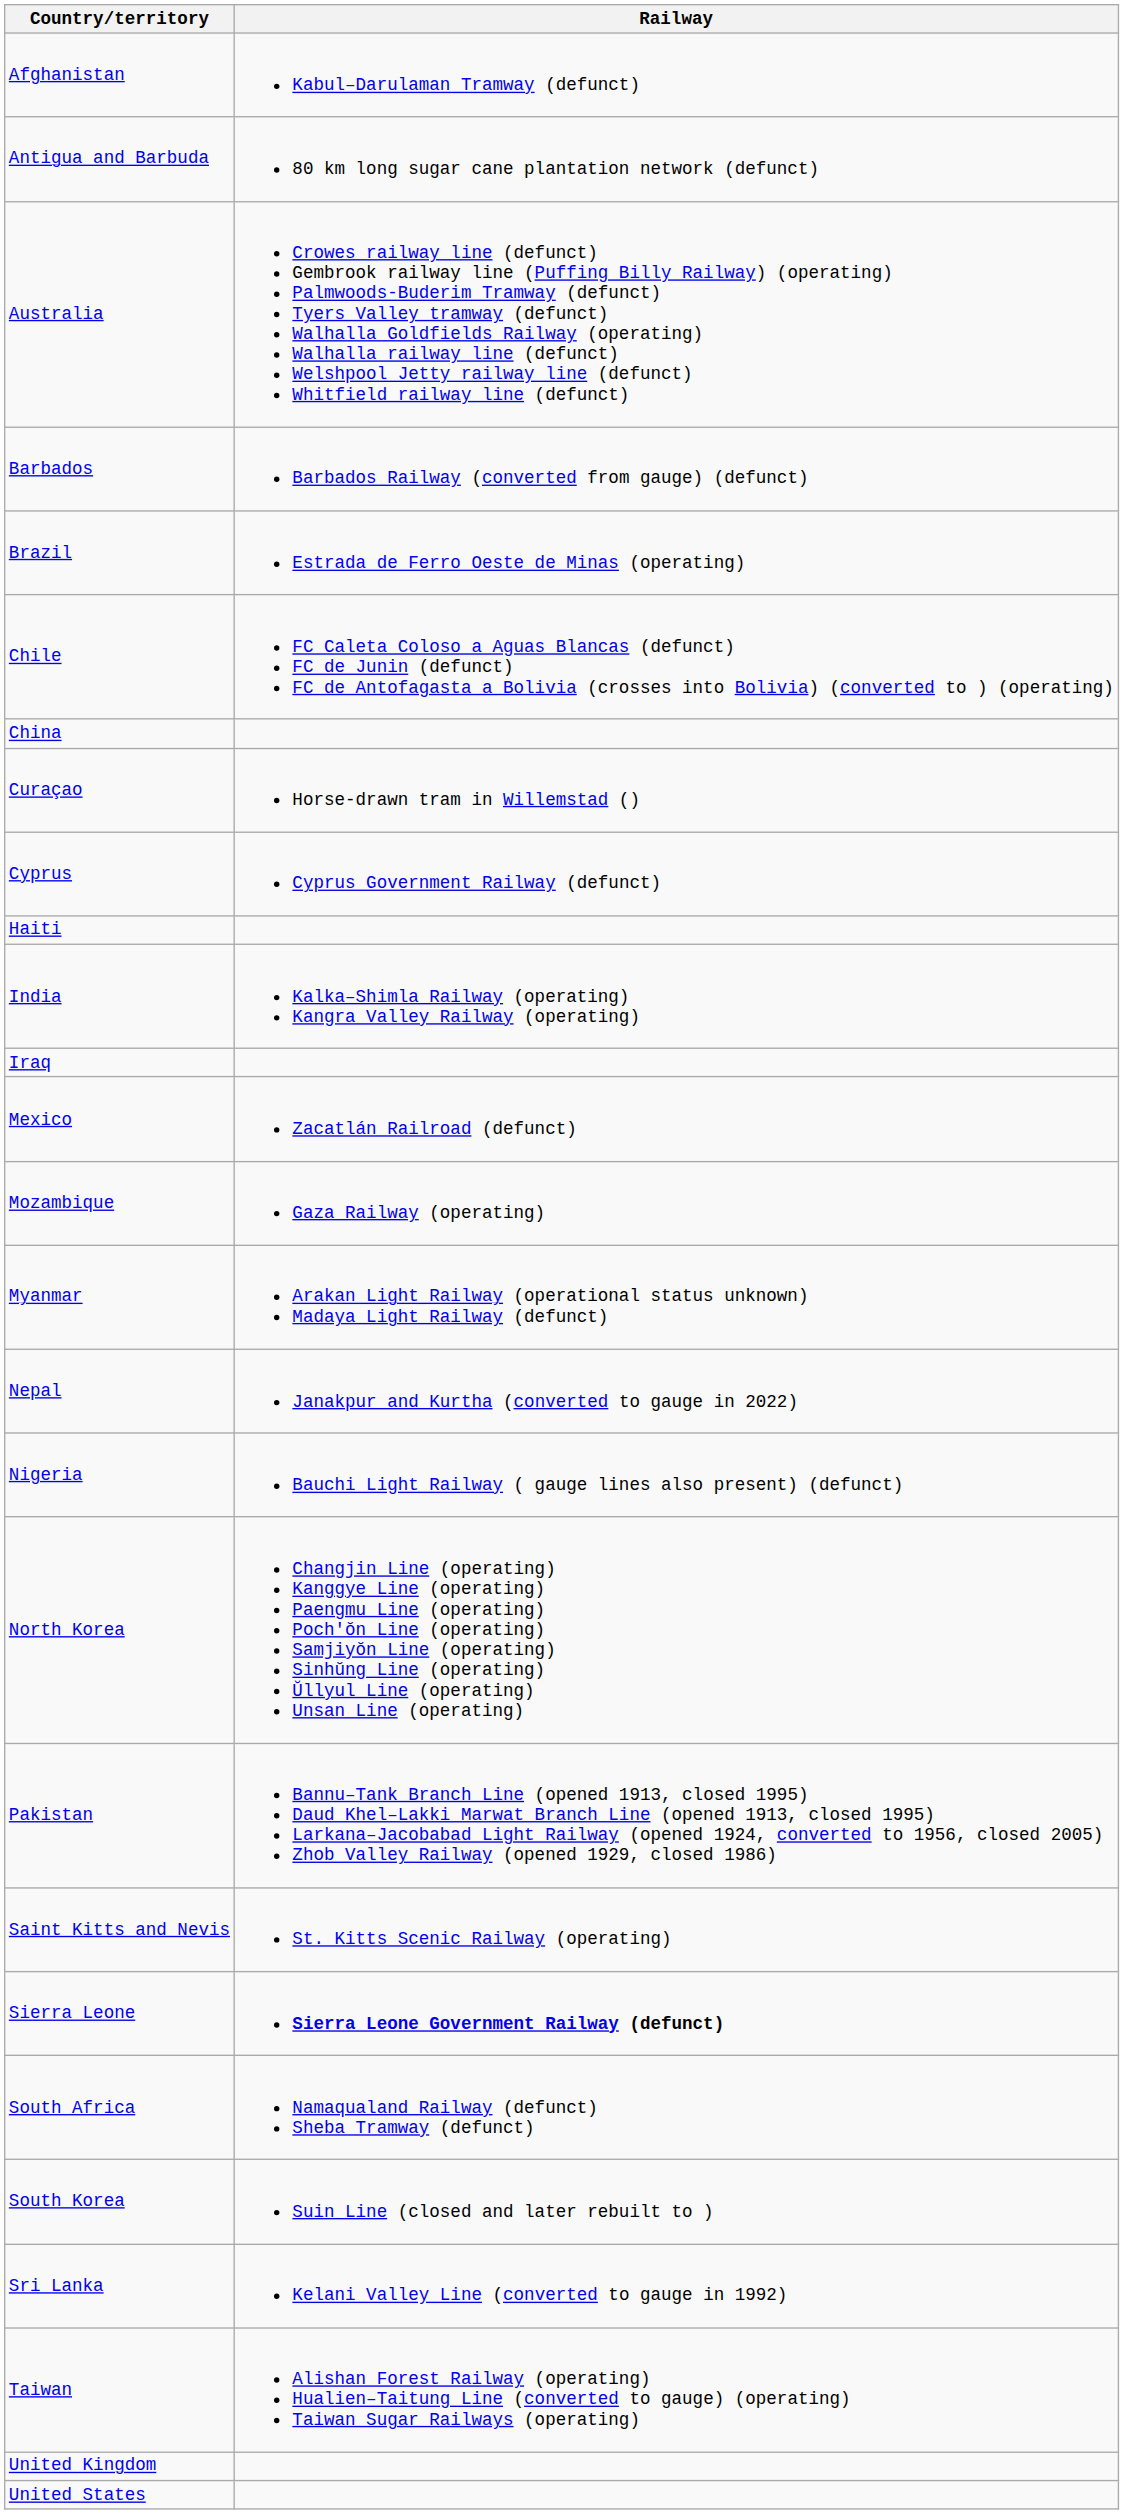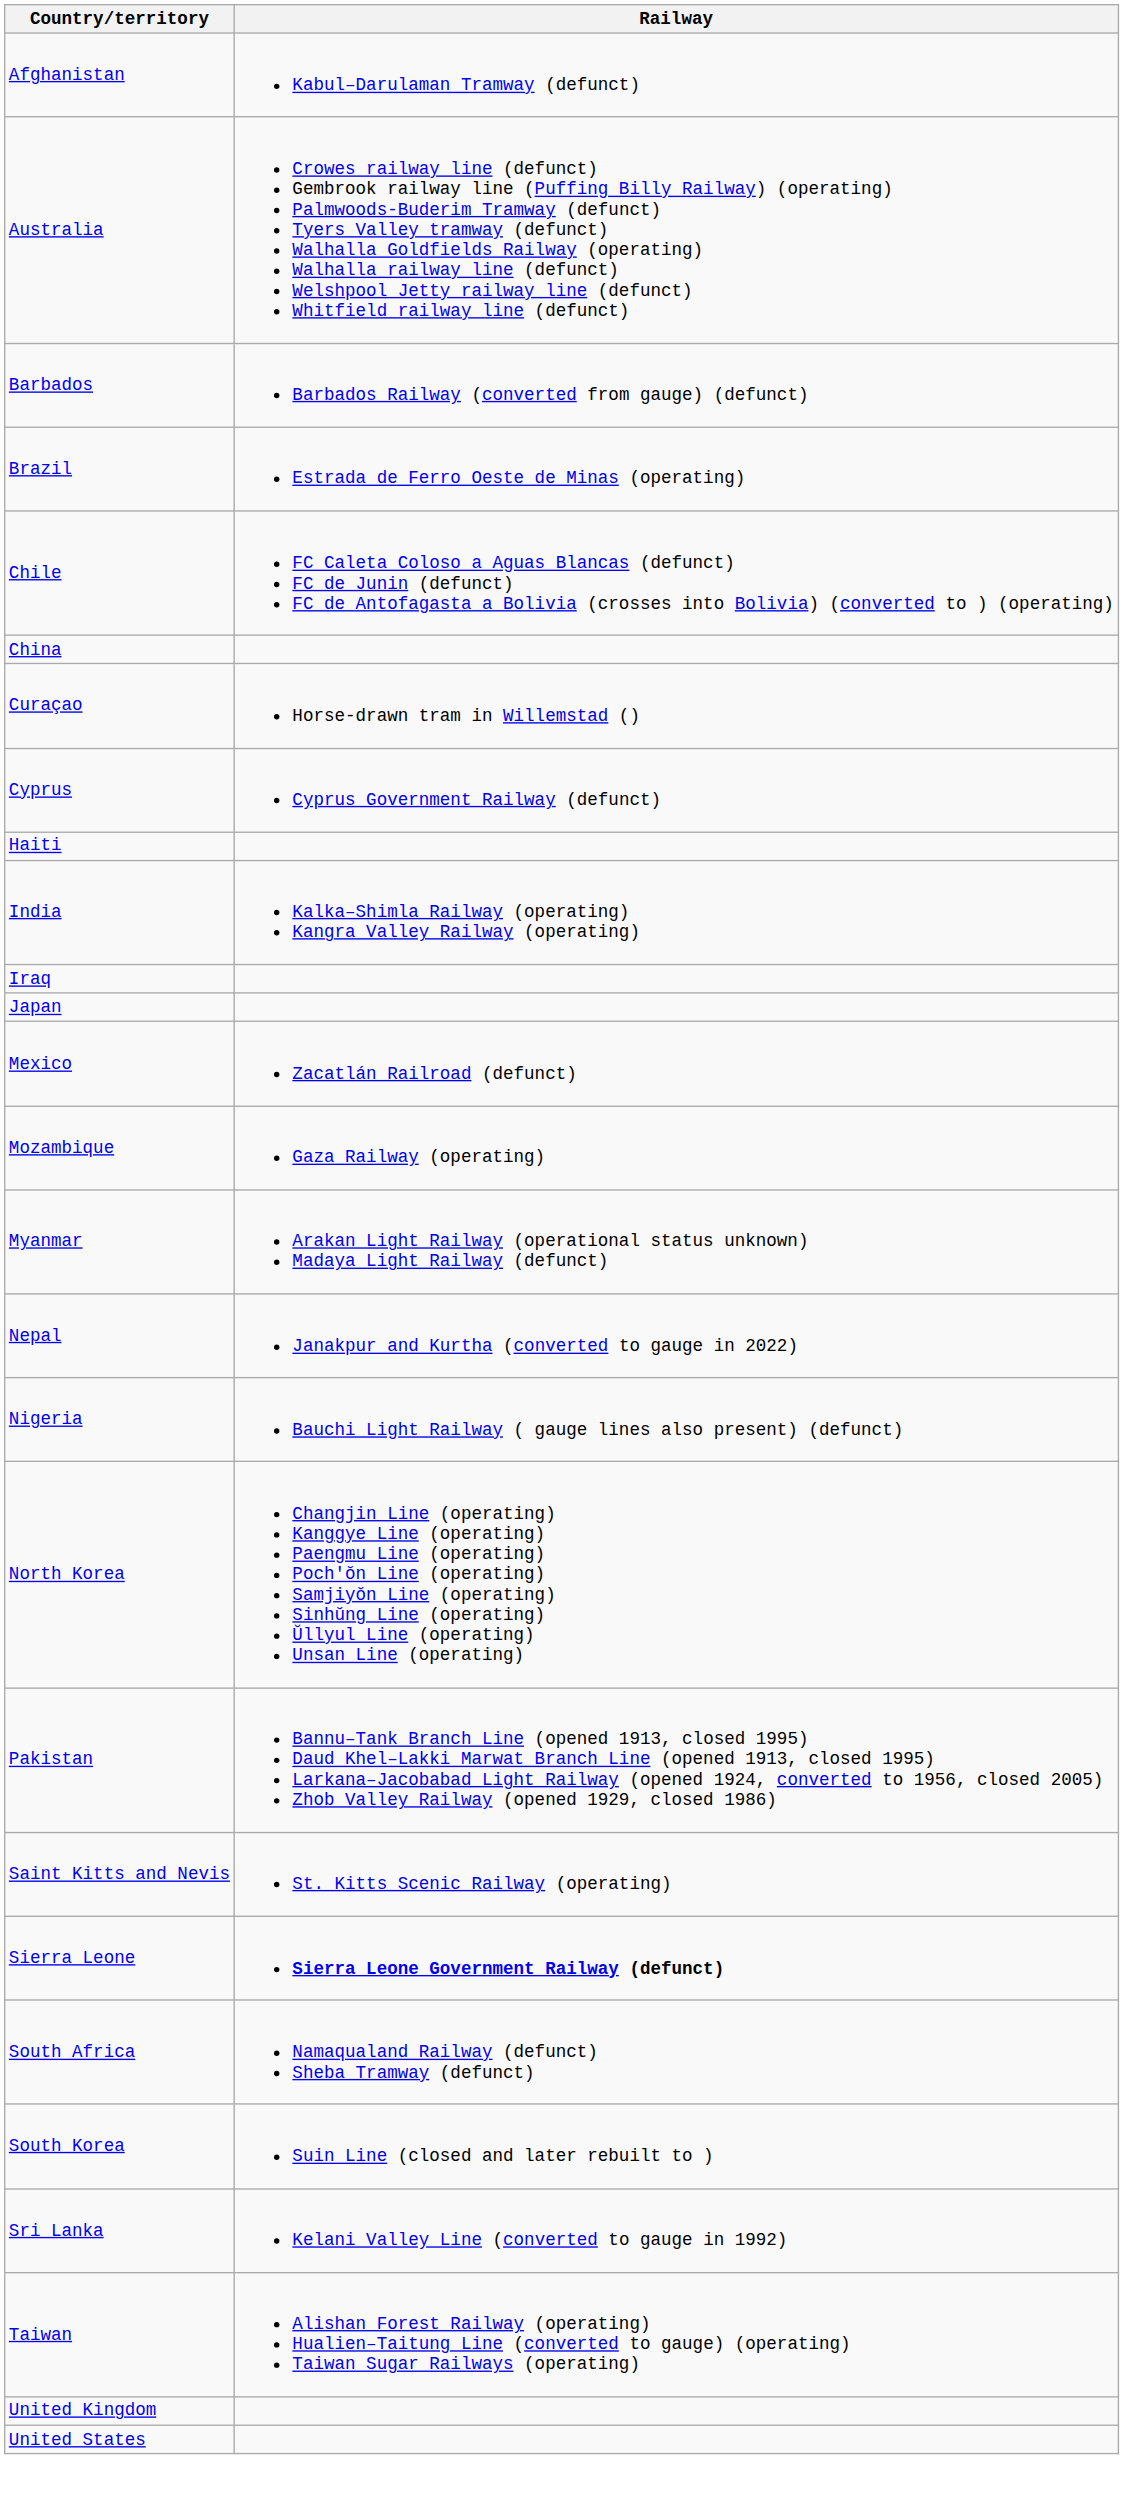- row: (109, 159)
+ row: (35, 1008)
